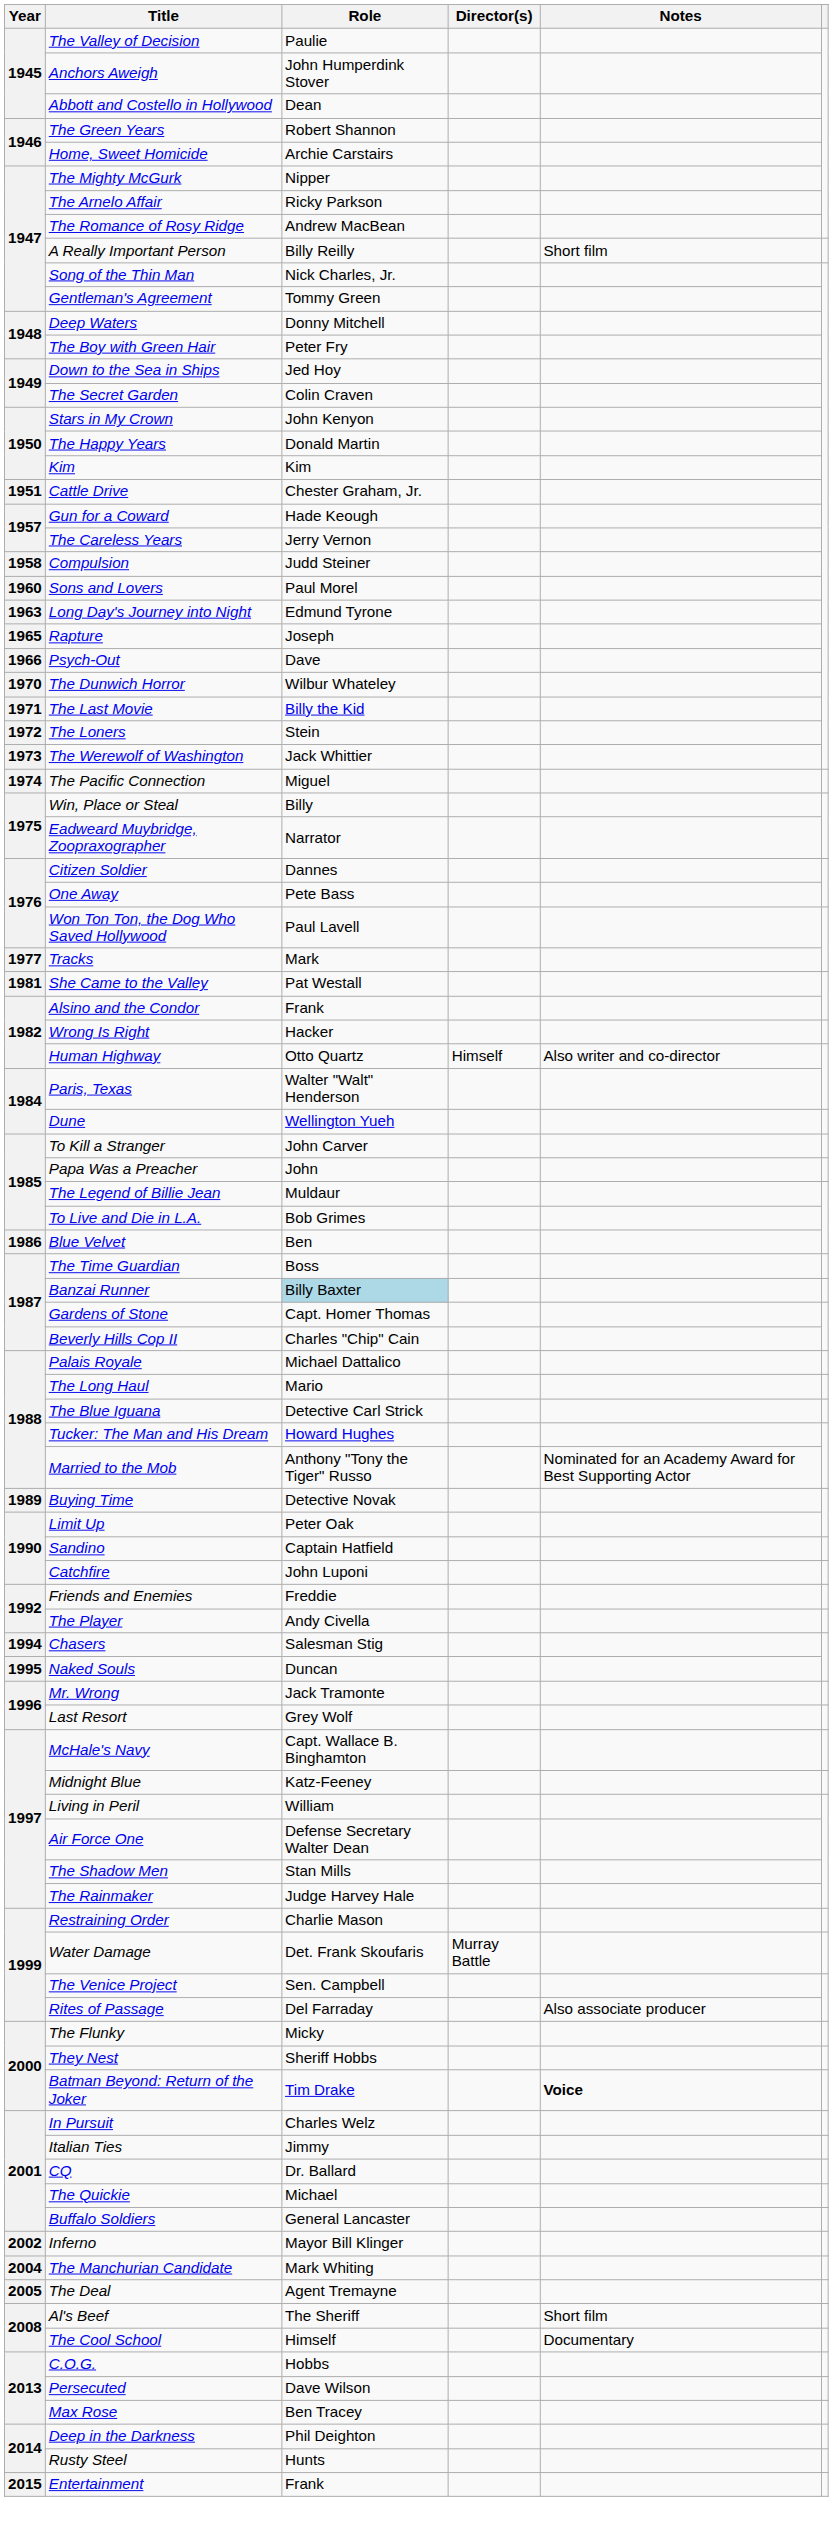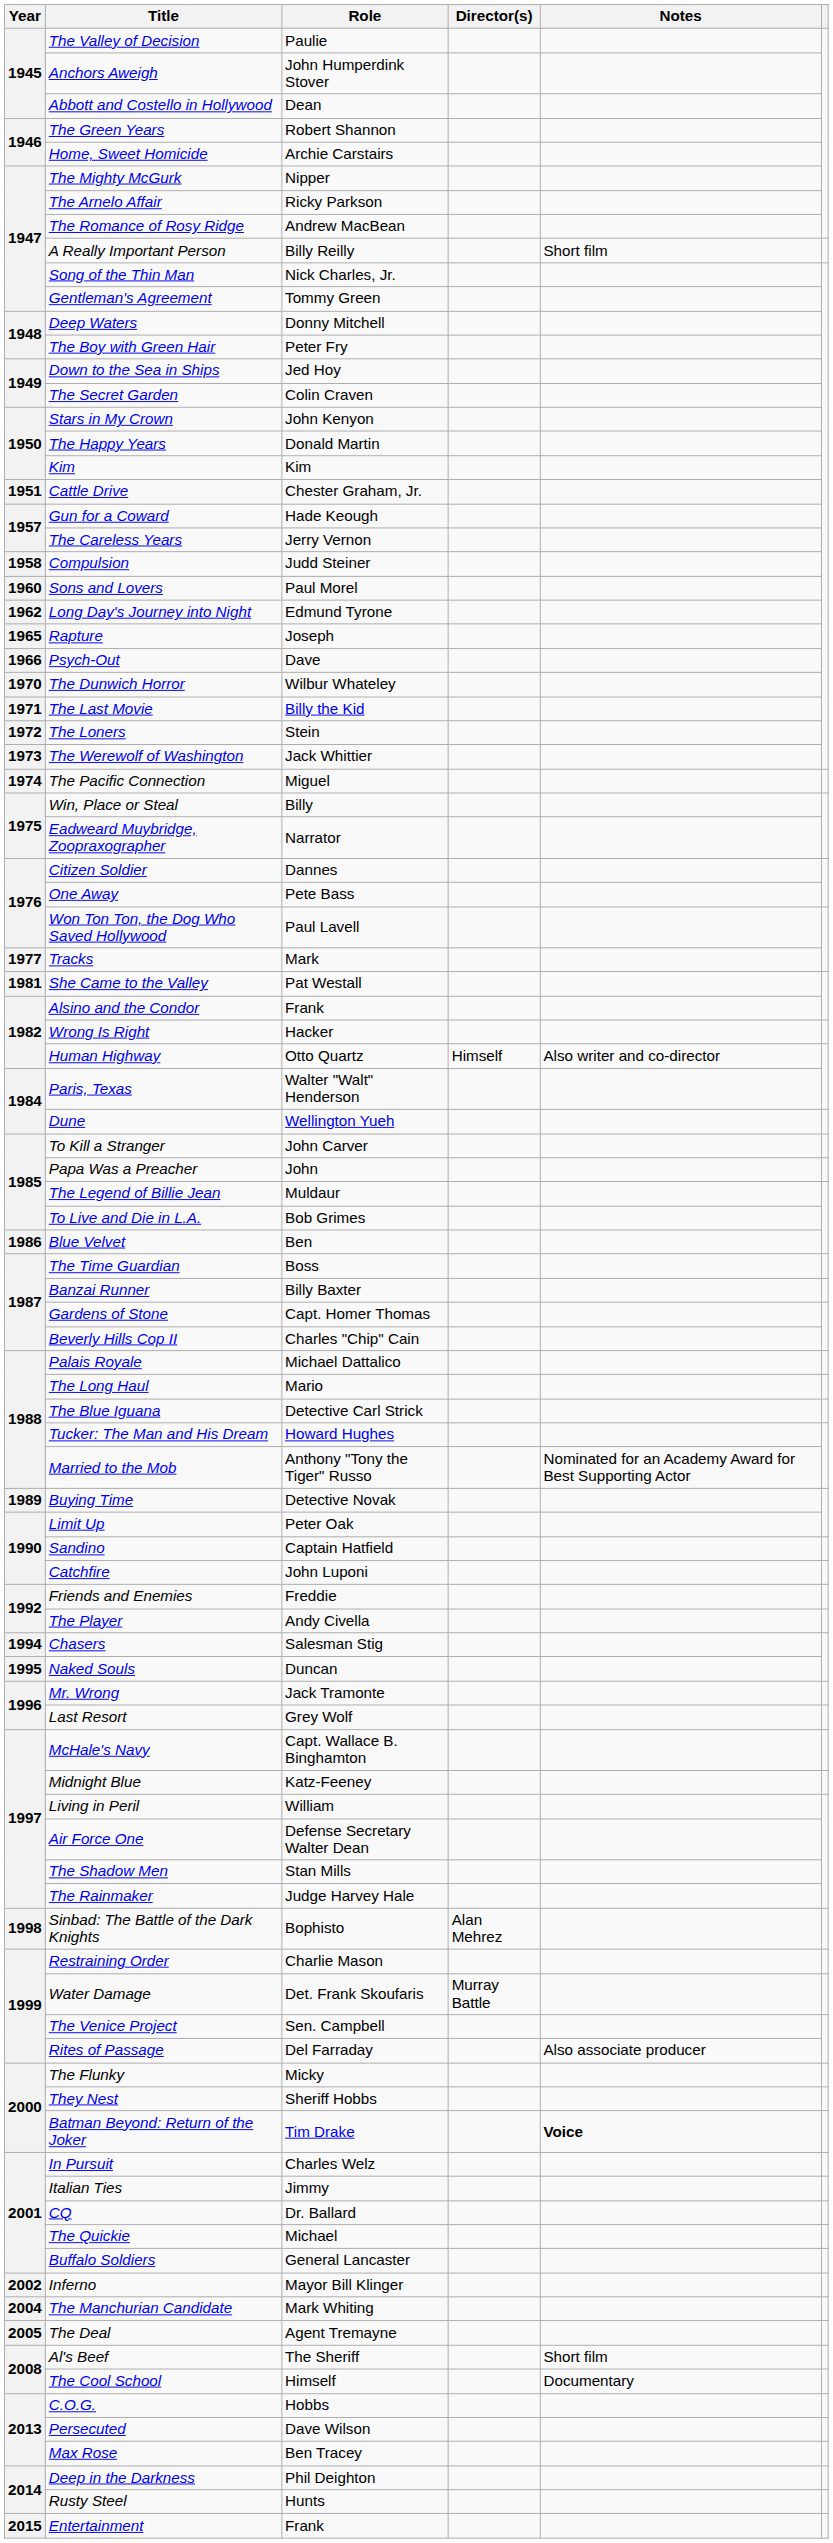(25, 612) 1963 -> (25, 612) 1962
(323, 1290) lightblue background -> (323, 1290) no background
+ row: (151, 1928)
